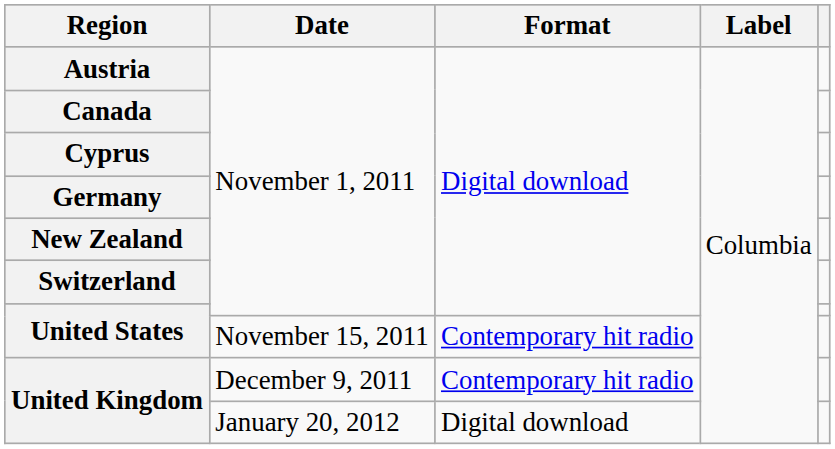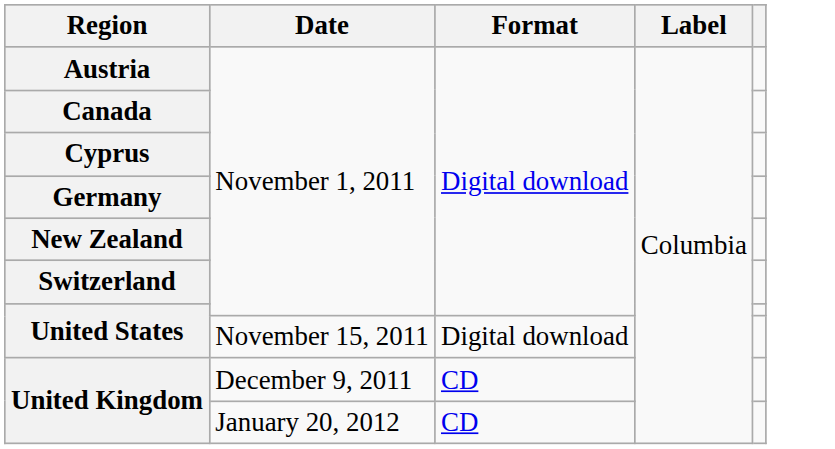(567, 336) Contemporary hit radio -> (535, 336) Digital download
(567, 379) Contemporary hit radio -> (460, 379) CD
(535, 421) Digital download -> (460, 421) CD
